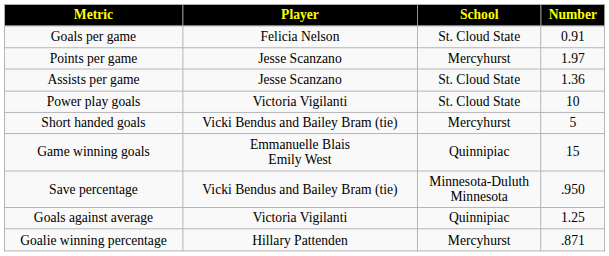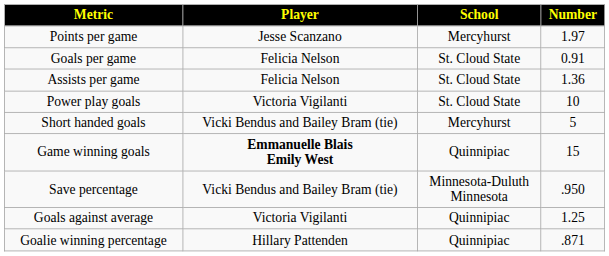rows swapped: (93, 58) <-> (93, 36)
(300, 79) Jesse Scanzano -> (300, 79) Felicia Nelson
(300, 152) normal -> (300, 152) bold
(479, 240) Mercyhurst -> (479, 240) Quinnipiac
